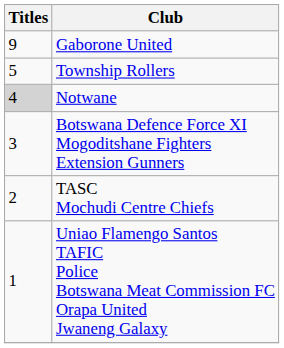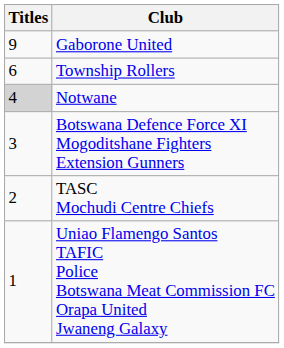(13, 71) 5 -> (13, 71) 6
